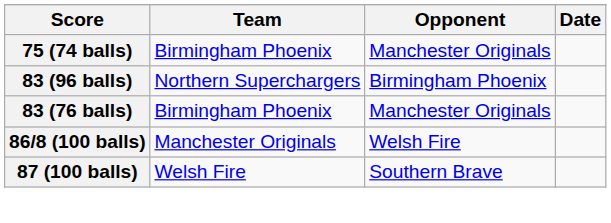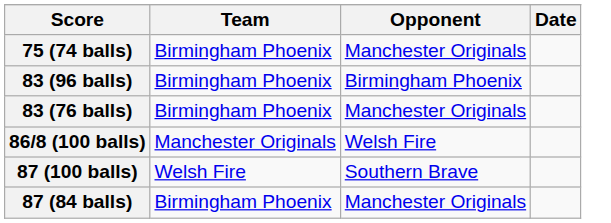(257, 80) Northern Superchargers -> (243, 80) Birmingham Phoenix
+ row: (77, 202)
